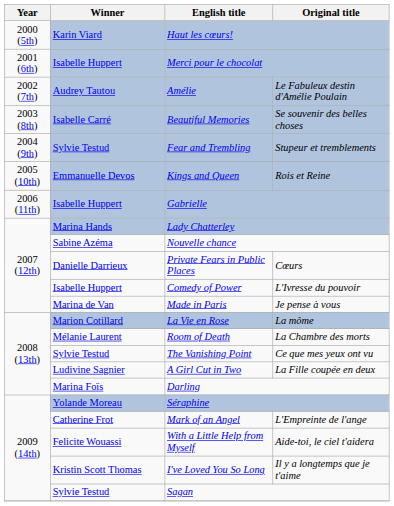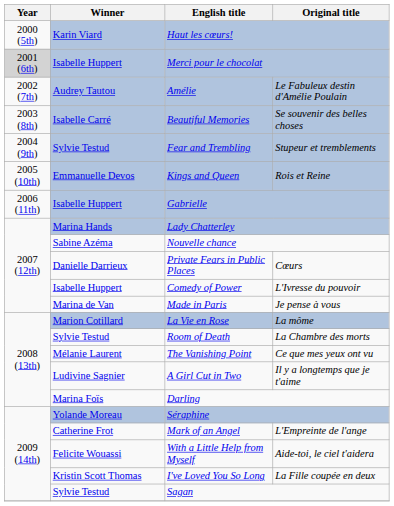(27, 63) no background -> (27, 63) lightgrey background
(87, 337) Mélanie Laurent -> (81, 337) Sylvie Testud
(81, 353) Sylvie Testud -> (87, 353) Mélanie Laurent
(325, 370) La Fille coupée en deux -> (322, 376) Il y a longtemps que je t'aime
(322, 470) Il y a longtemps que je t'aime -> (325, 476) La Fille coupée en deux
